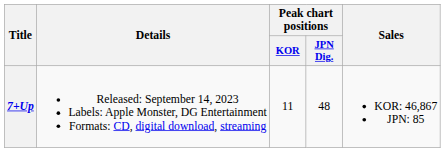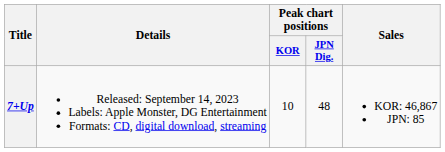(288, 106) 11 -> (288, 106) 10
